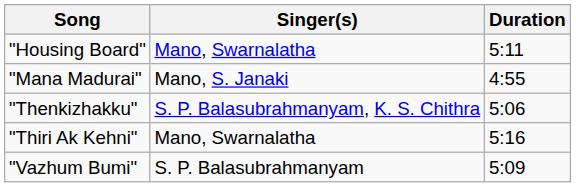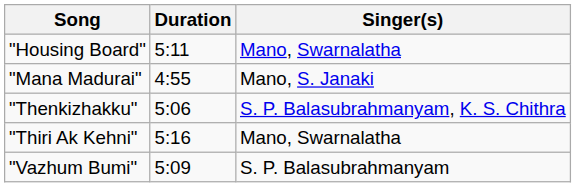columns swapped: (317, 20) <-> (527, 20)
